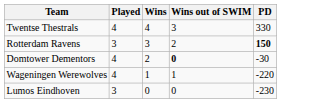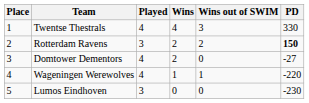+ column: (18, 12)
(147, 43) 3 -> (174, 43) 2
(174, 59) bold -> (201, 59) normal
(262, 59) -30 -> (290, 59) -27
